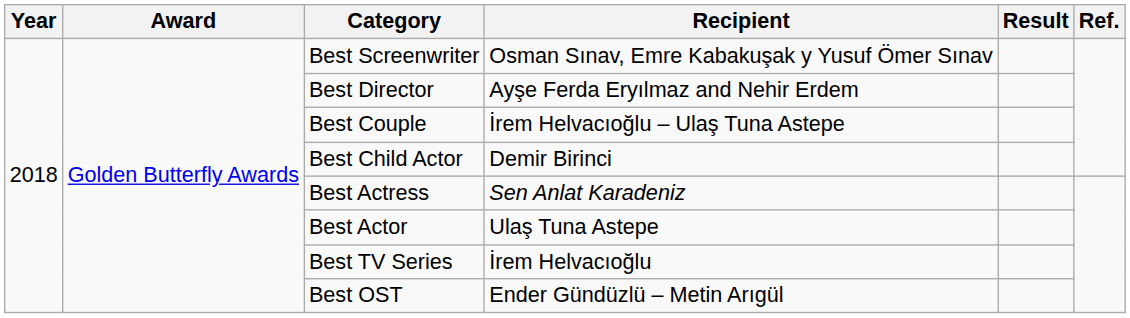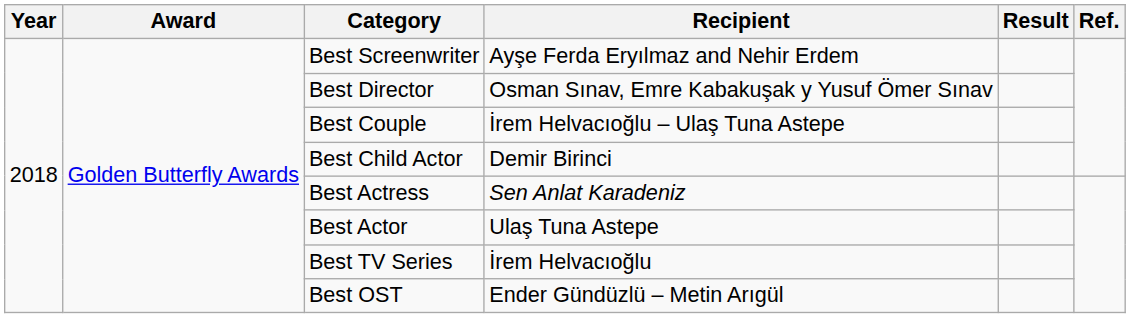(741, 55) Osman Sınav, Emre Kabakuşak y Yusuf Ömer Sınav -> (674, 55) Ayşe Ferda Eryılmaz and Nehir Erdem
(674, 90) Ayşe Ferda Eryılmaz and Nehir Erdem -> (741, 90) Osman Sınav, Emre Kabakuşak y Yusuf Ömer Sınav
